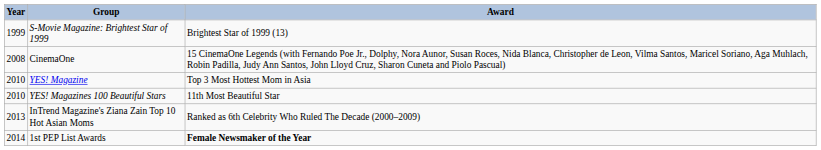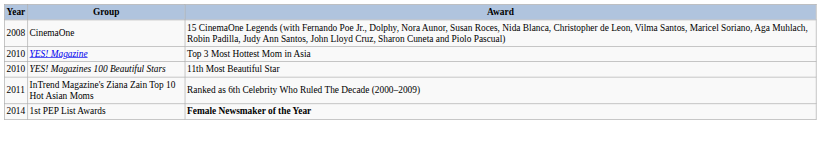- row: (98, 33)
(16, 117) 2013 -> (16, 90) 2011
